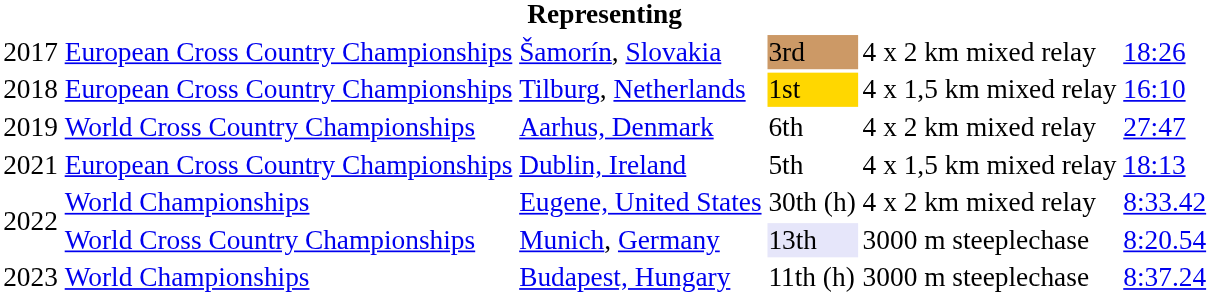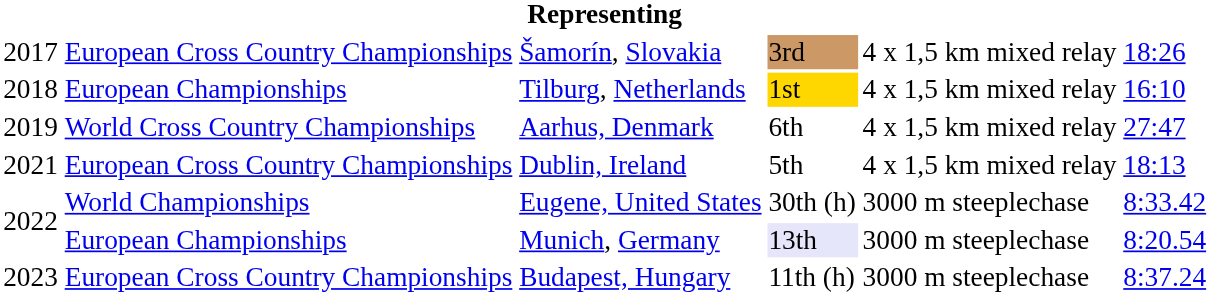(979, 51) 4 x 2 km mixed relay -> (990, 51) 4 x 1,5 km mixed relay
(288, 89) European Cross Country Championships -> (206, 89) European Championships
(979, 127) 4 x 2 km mixed relay -> (990, 127) 4 x 1,5 km mixed relay
(979, 202) 4 x 2 km mixed relay -> (976, 202) 3000 m steeplechase
(270, 239) World Cross Country Championships -> (206, 239) European Championships
(187, 277) World Championships -> (288, 277) European Cross Country Championships
